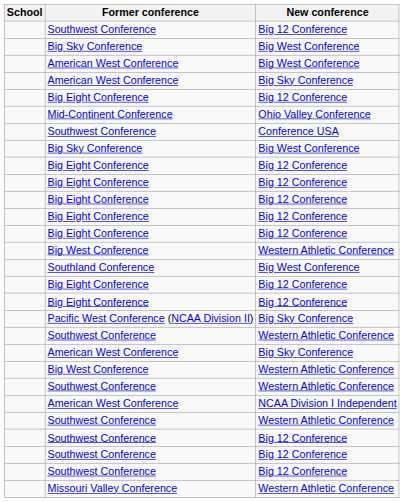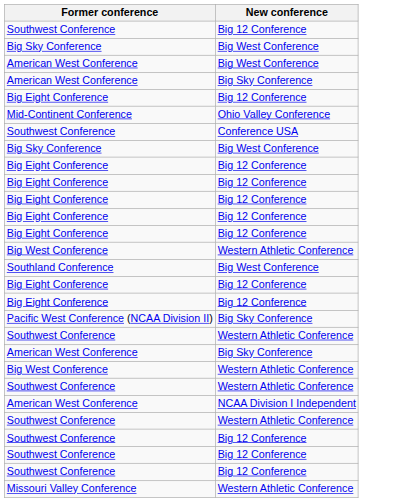- column: (25, 13)
